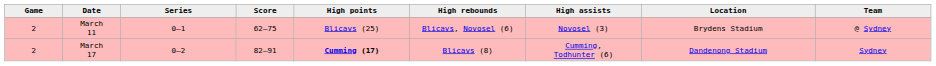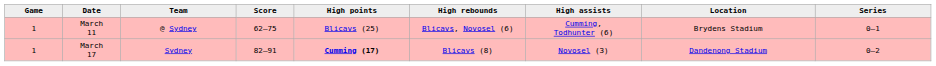columns swapped: (873, 10) <-> (178, 10)
(34, 28) 2 -> (34, 28) 1
(583, 28) Novosel (3) -> (583, 28) Cumming, Todhunter (6)
(34, 50) 2 -> (34, 50) 1
(583, 50) Cumming, Todhunter (6) -> (583, 50) Novosel (3)
